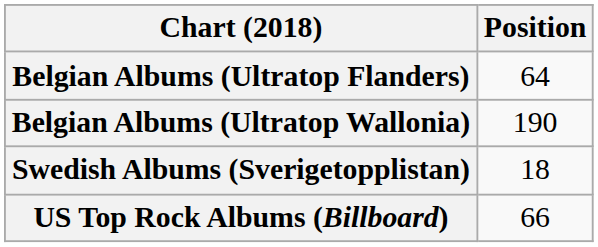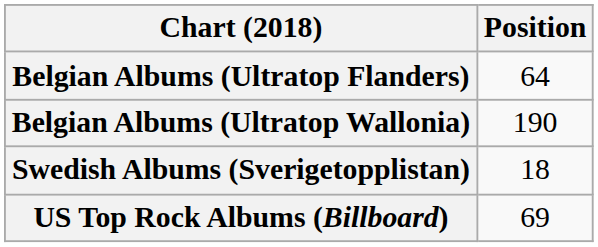(535, 216) 66 -> (535, 216) 69
